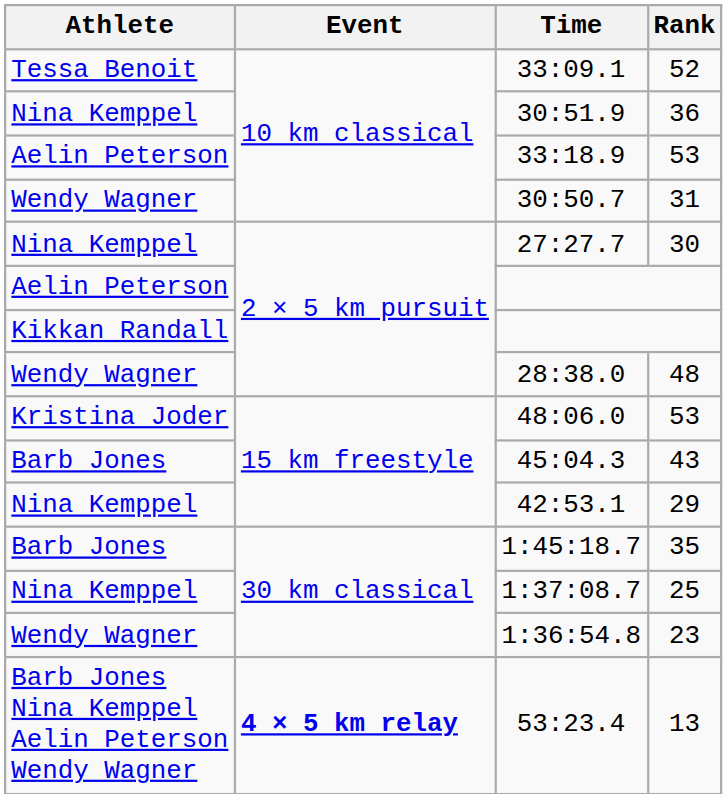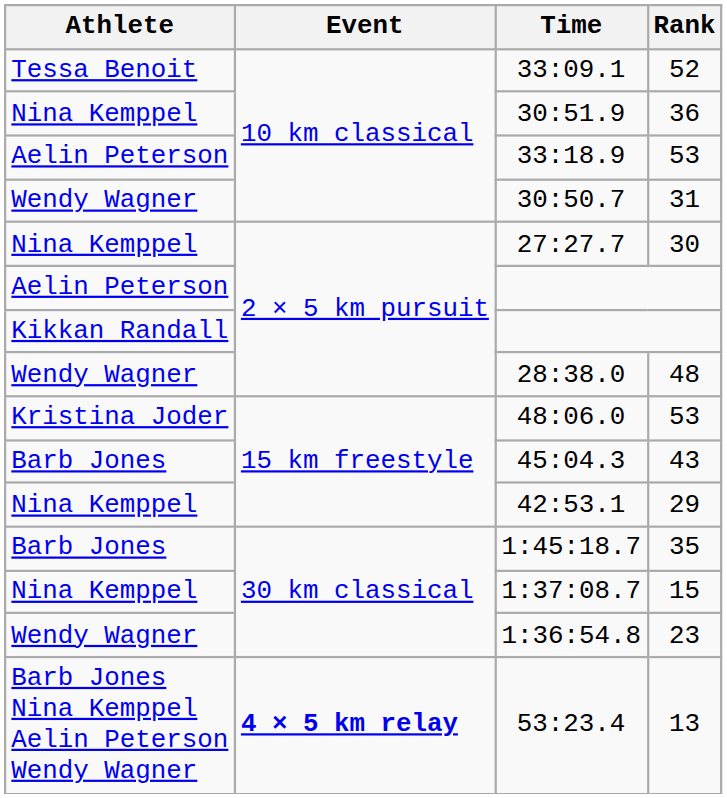(684, 591) 25 -> (684, 591) 15
